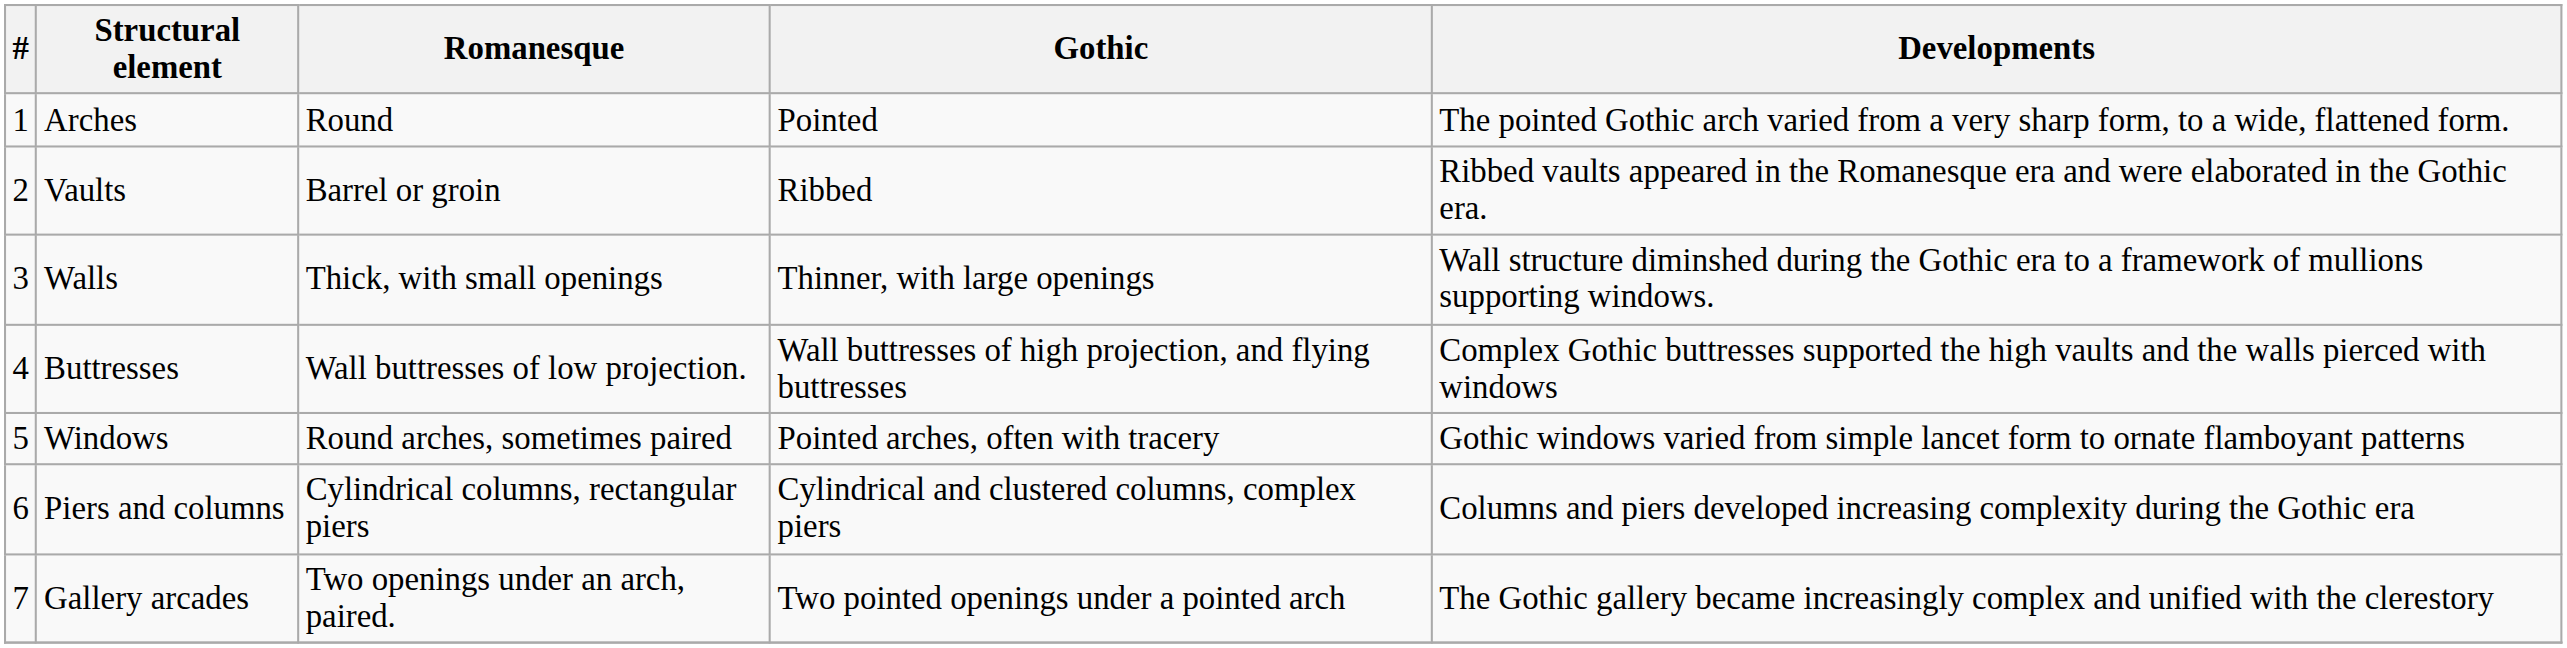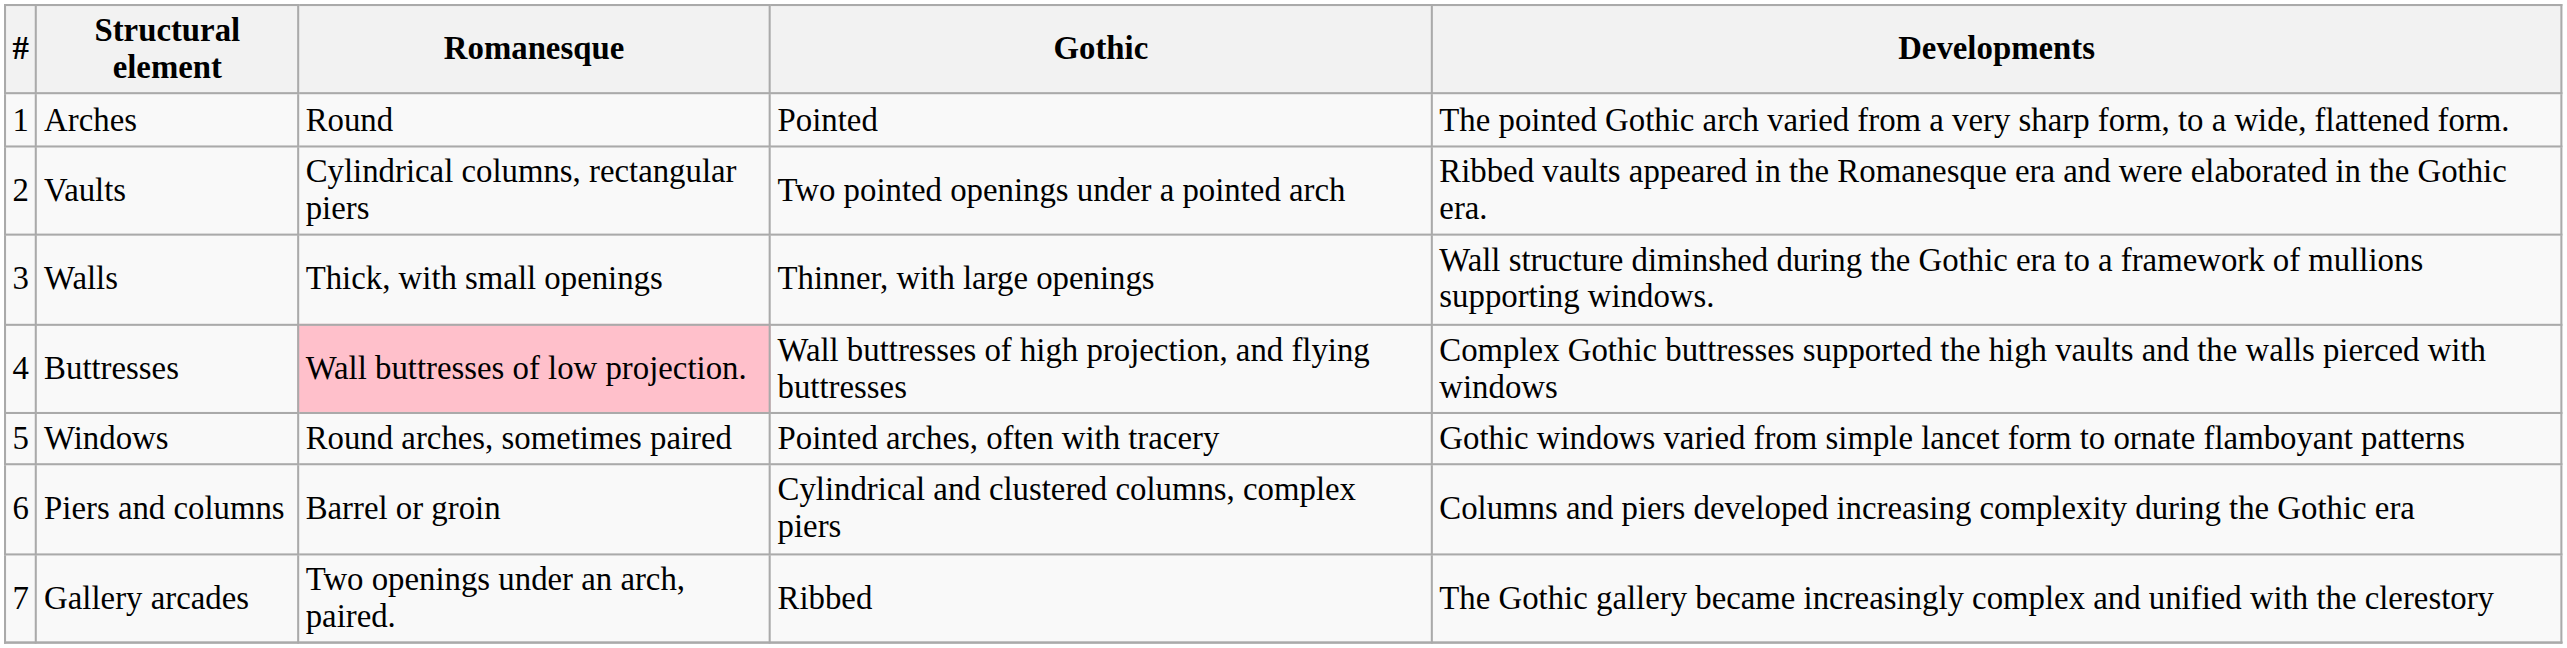(403, 189) Barrel or groin -> (521, 189) Cylindrical columns, rectangular piers
(825, 189) Ribbed -> (1062, 189) Two pointed openings under a pointed arch
(526, 367) no background -> (526, 367) pink background
(521, 508) Cylindrical columns, rectangular piers -> (403, 508) Barrel or groin
(1062, 597) Two pointed openings under a pointed arch -> (825, 597) Ribbed
